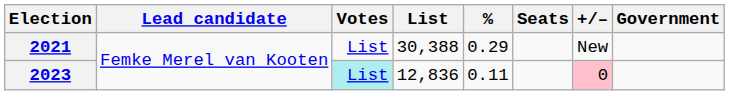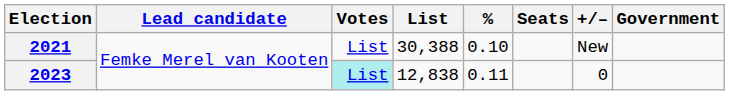(488, 47) 0.29 -> (488, 47) 0.10
(428, 75) 12,836 -> (428, 75) 12,838
(603, 75) pink background -> (603, 75) no background
